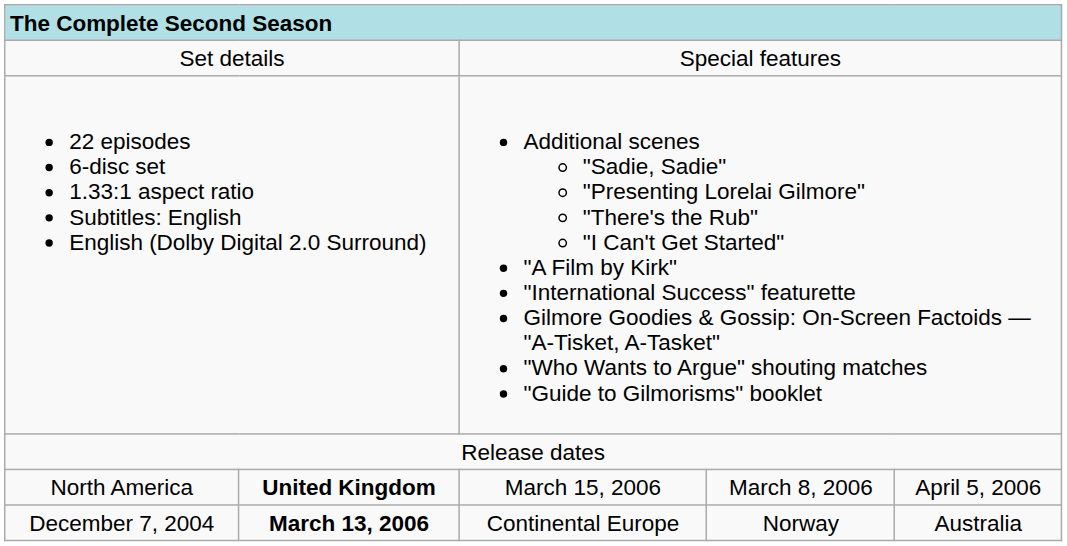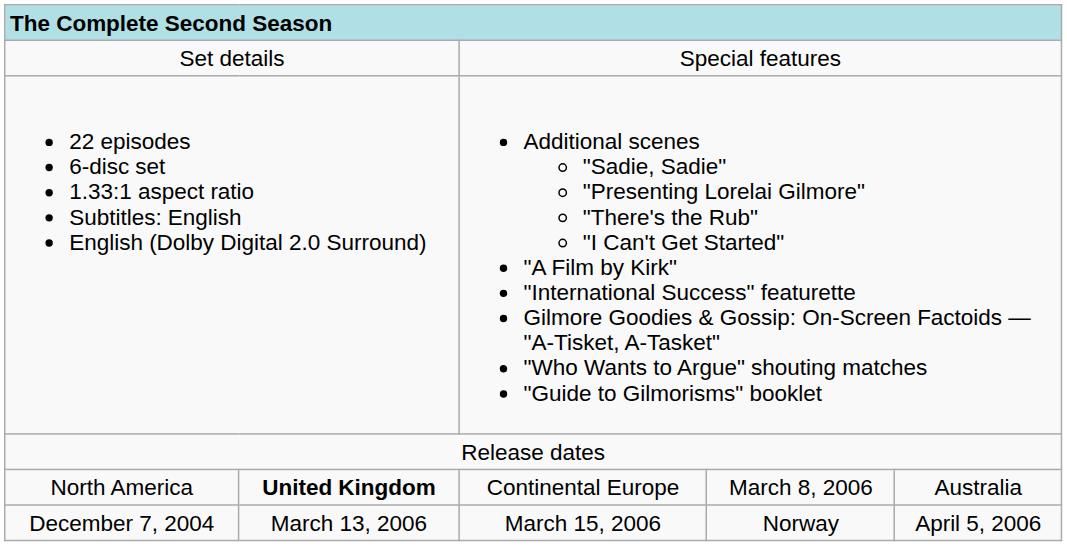(583, 487) March 15, 2006 -> (583, 487) Continental Europe
(978, 487) April 5, 2006 -> (978, 487) Australia
(349, 523) bold -> (349, 523) normal
(583, 523) Continental Europe -> (583, 523) March 15, 2006
(978, 523) Australia -> (978, 523) April 5, 2006
